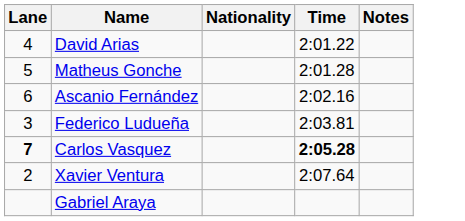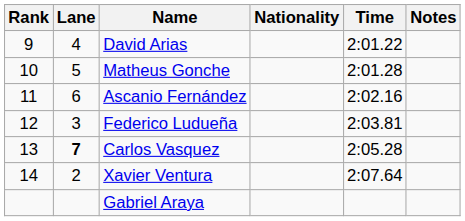+ column: (29, 17)
(327, 149) bold -> (375, 149) normal
